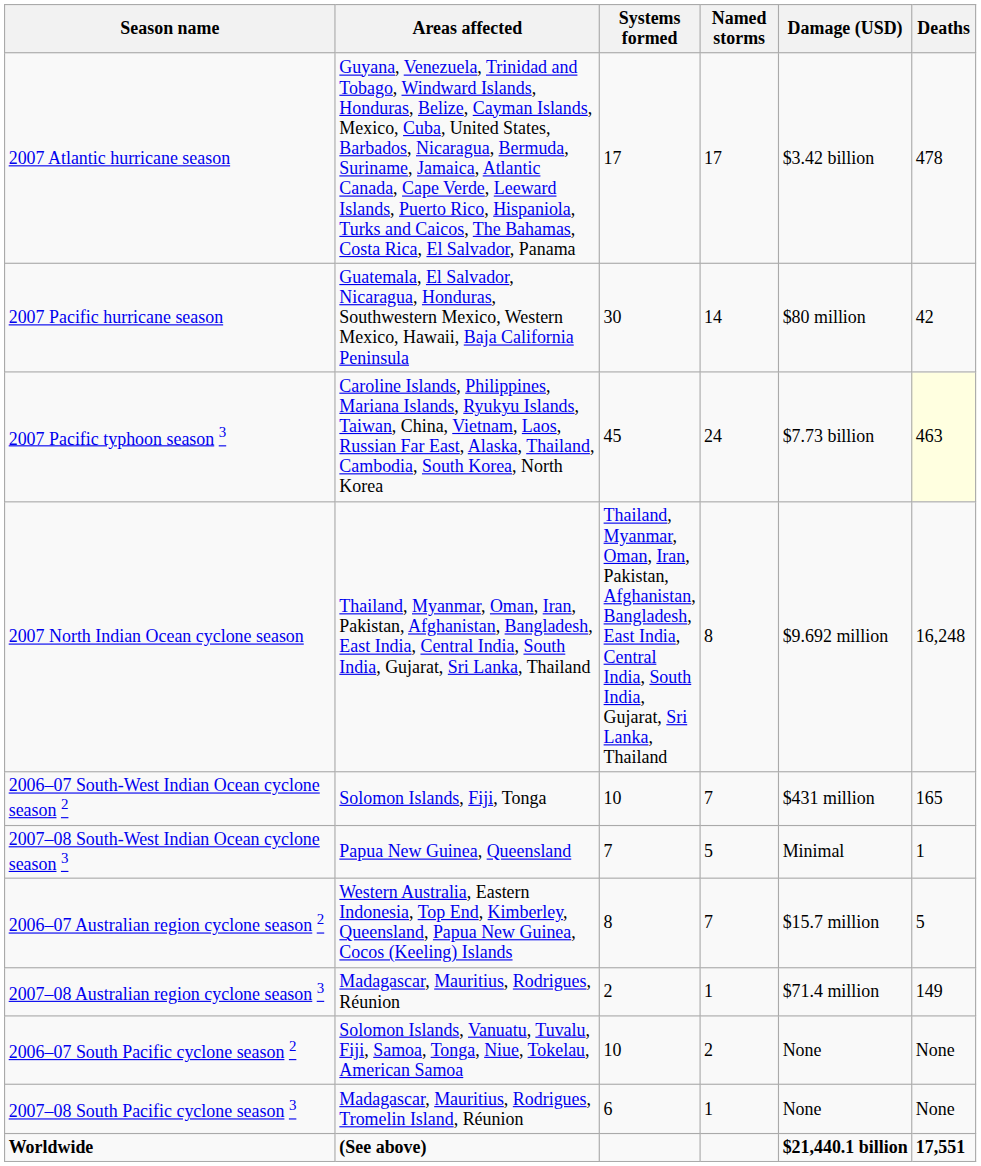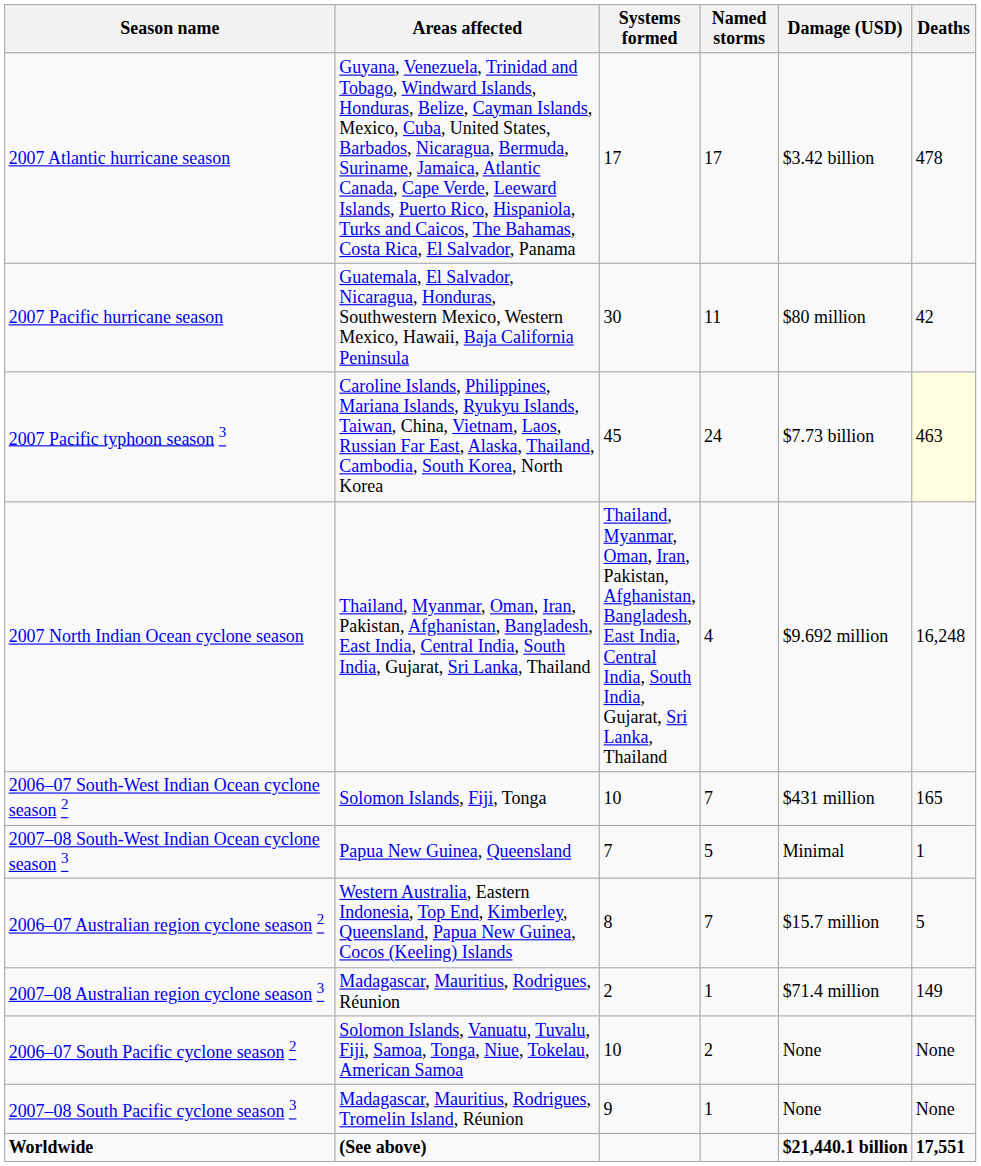(713, 317) 14 -> (713, 317) 11
(708, 636) 8 -> (708, 636) 4
(608, 1108) 6 -> (608, 1108) 9
